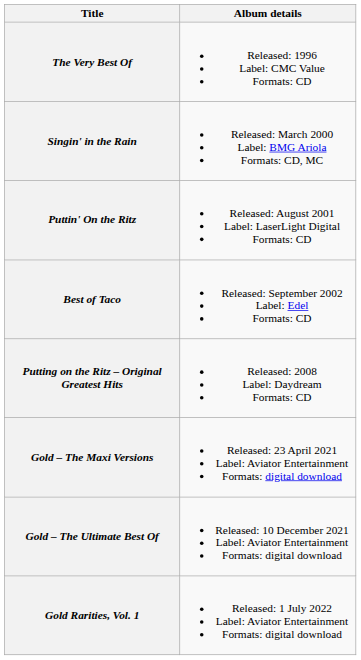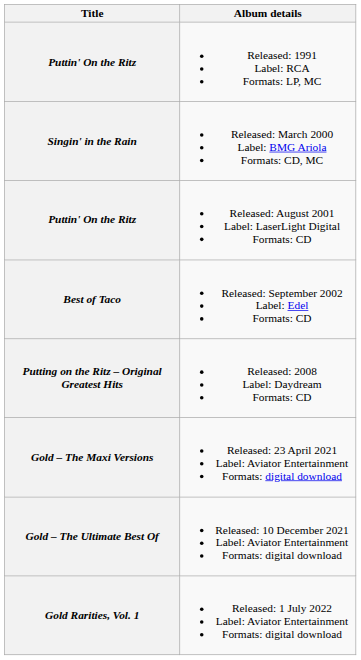+ row: (268, 68)
- row: (268, 68)
